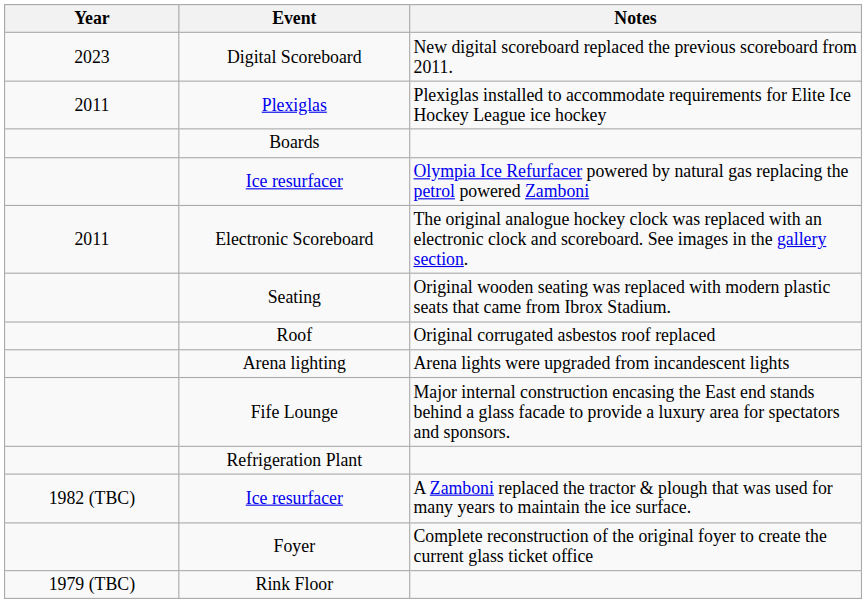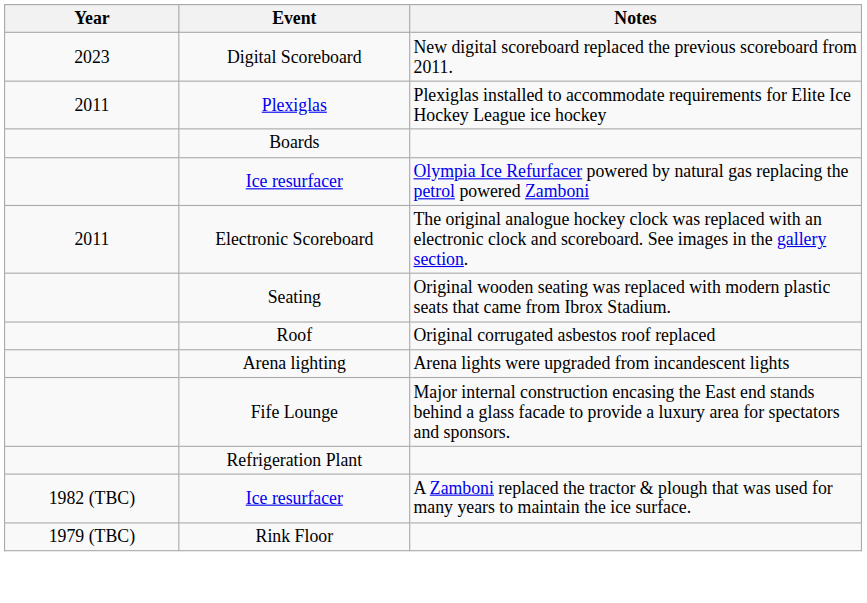- row: (294, 546)
